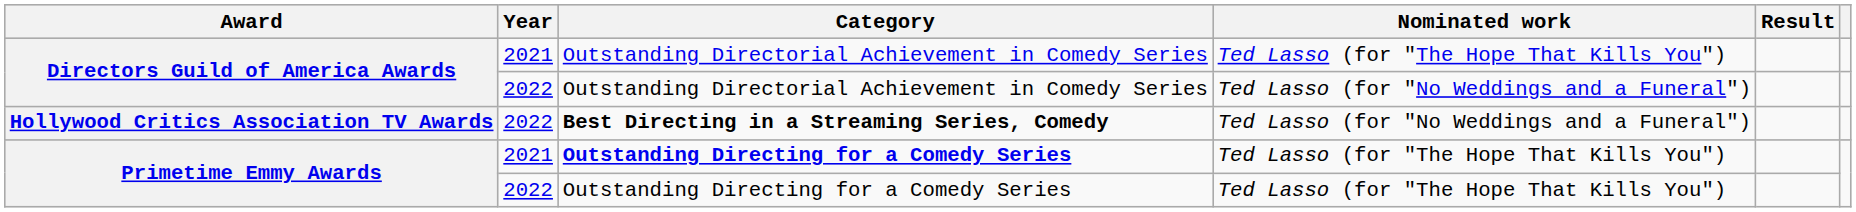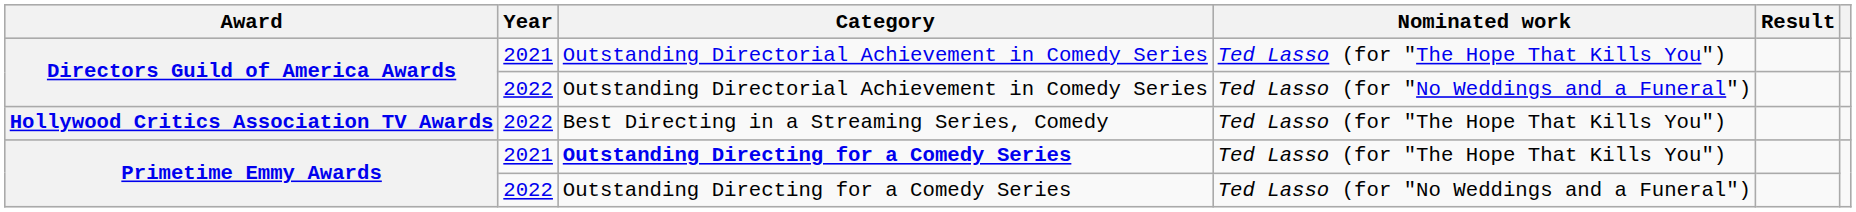(836, 123) bold -> (836, 123) normal
(1484, 123) Ted Lasso (for "No Weddings and a Funeral") -> (1472, 123) Ted Lasso (for "The Hope That Kills You")
(1472, 190) Ted Lasso (for "The Hope That Kills You") -> (1484, 190) Ted Lasso (for "No Weddings and a Funeral")
